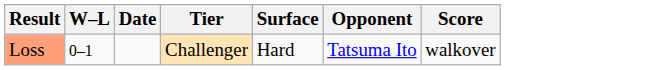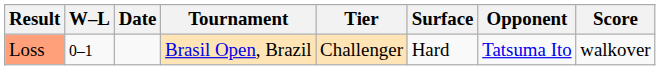+ column: (238, 19)
